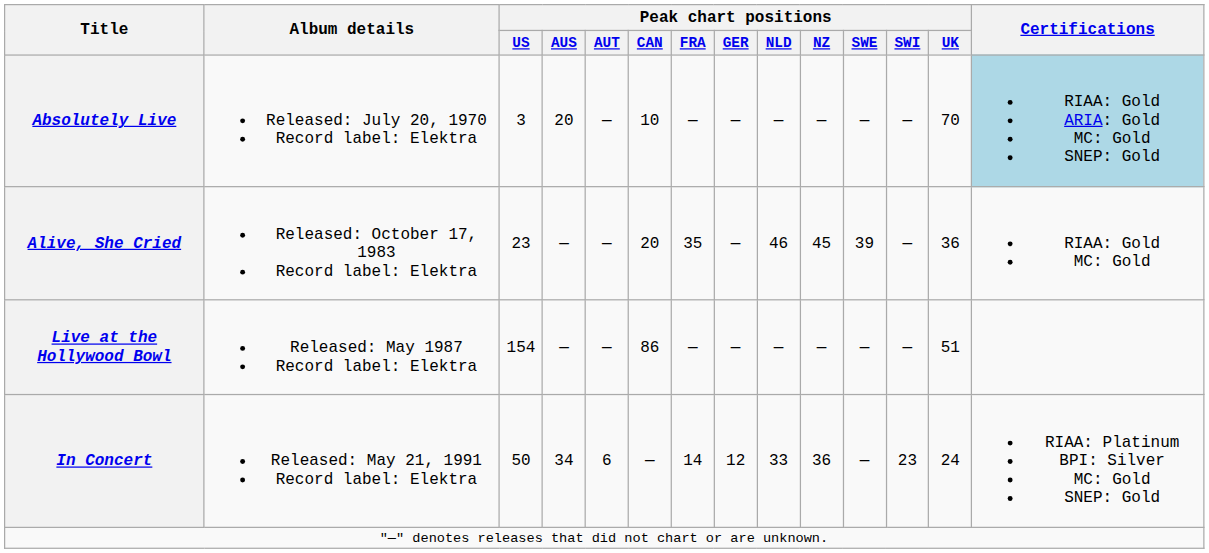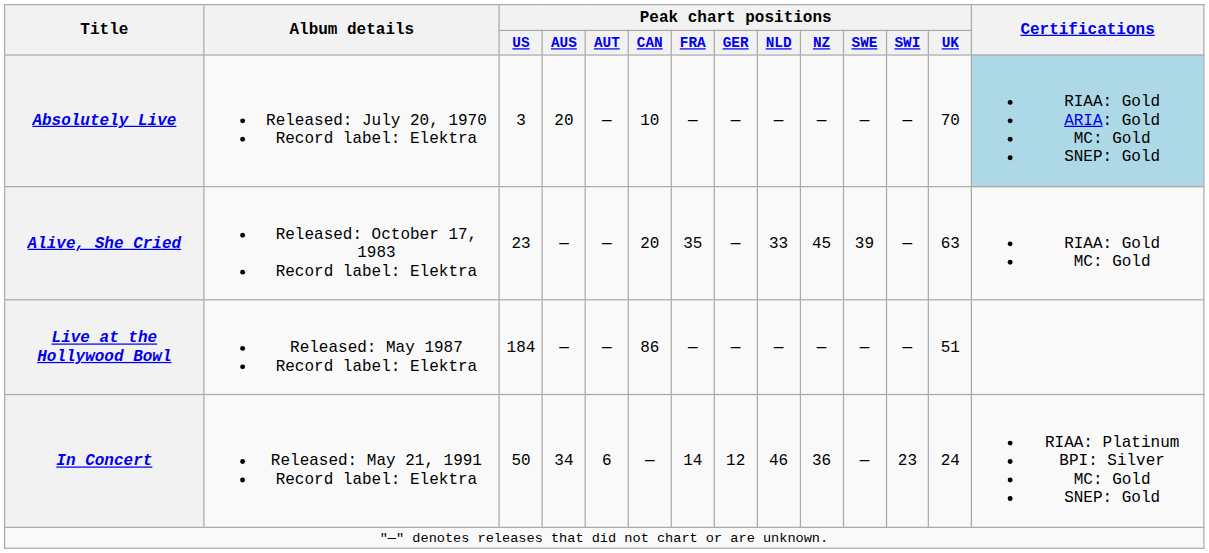(779, 243) 46 -> (779, 243) 33
(950, 243) 36 -> (950, 243) 63
(521, 348) 154 -> (521, 348) 184
(779, 461) 33 -> (779, 461) 46
